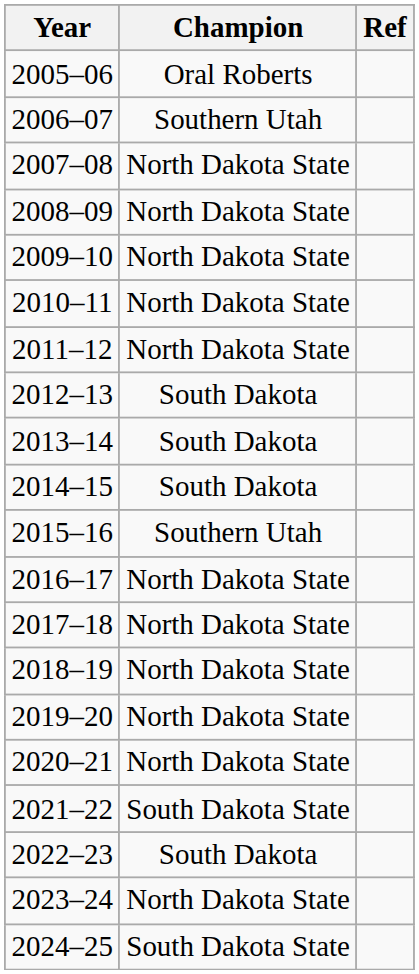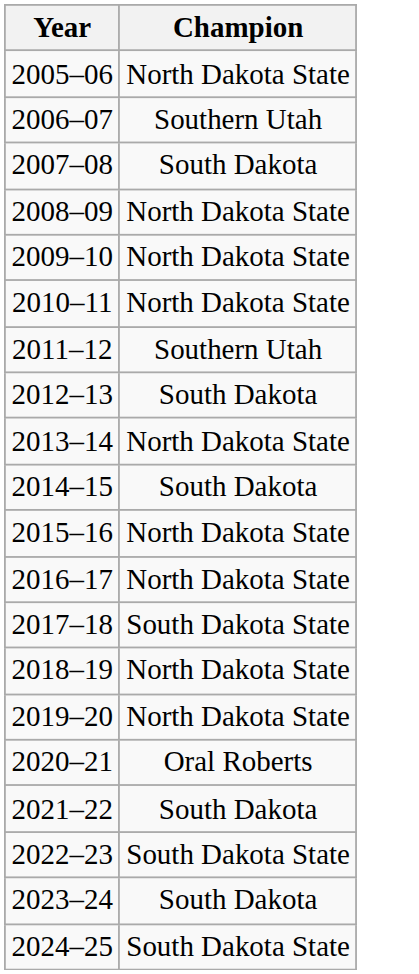- column: (385, 27)
(238, 73) Oral Roberts -> (238, 73) North Dakota State
(238, 165) North Dakota State -> (238, 165) South Dakota
(238, 348) North Dakota State -> (238, 348) Southern Utah
(238, 440) South Dakota -> (238, 440) North Dakota State
(238, 532) Southern Utah -> (238, 532) North Dakota State
(238, 624) North Dakota State -> (238, 624) South Dakota State
(238, 762) North Dakota State -> (238, 762) Oral Roberts
(238, 808) South Dakota State -> (238, 808) South Dakota
(238, 854) South Dakota -> (238, 854) South Dakota State
(238, 900) North Dakota State -> (238, 900) South Dakota
